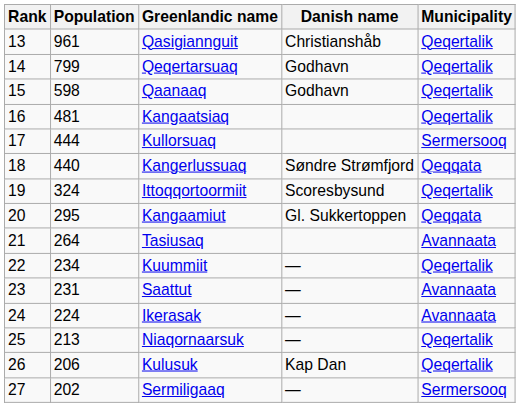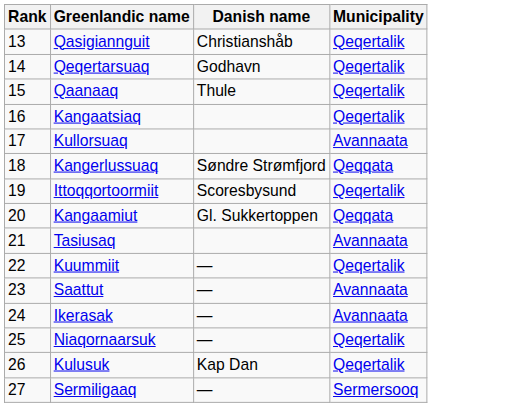- column: (94, 16)
(317, 91) Godhavn -> (216, 91) Thule
(464, 141) Sermersooq -> (370, 141) Avannaata
